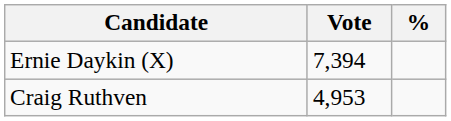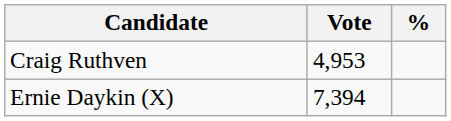rows swapped: (92, 60) <-> (79, 97)
